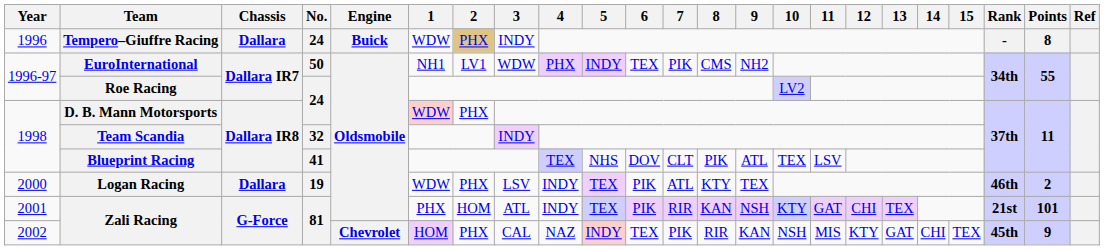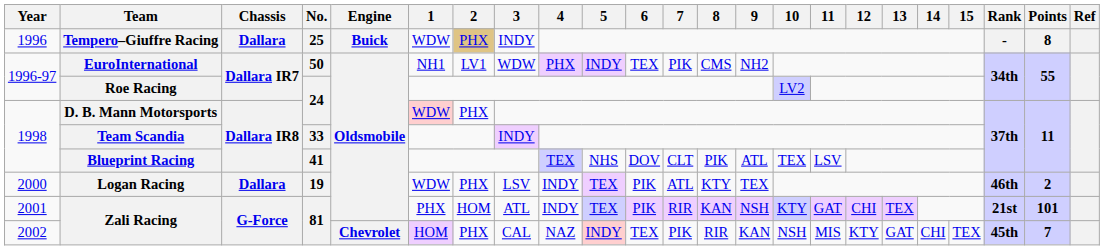(317, 40) 24 -> (317, 40) 25
(317, 136) 32 -> (317, 136) 33
(1048, 232) 9 -> (1048, 232) 7
